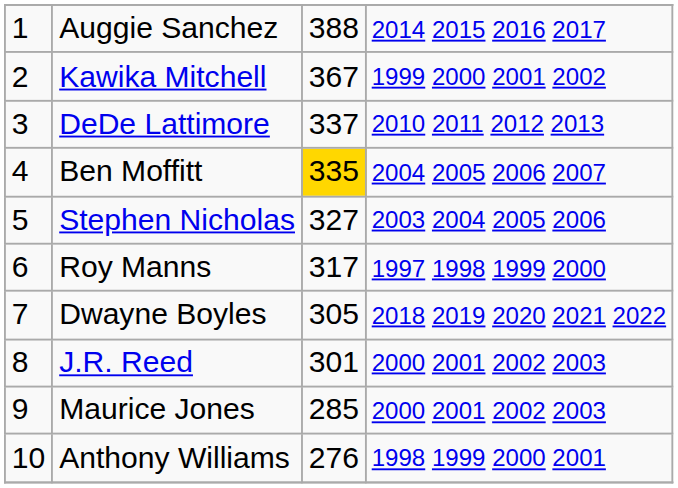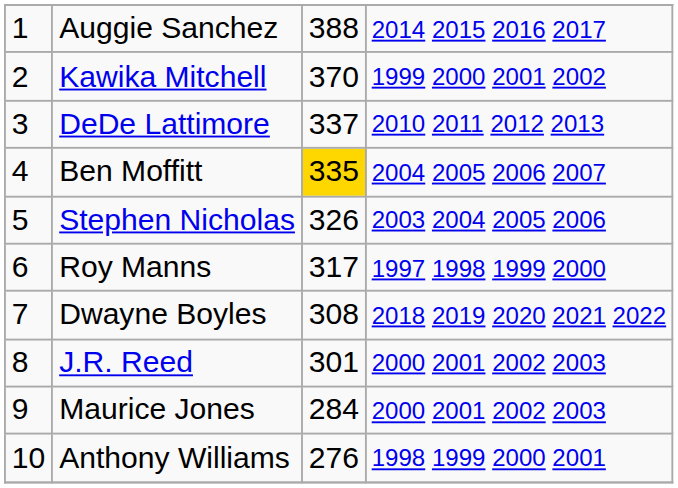(334, 76) 367 -> (334, 76) 370
(334, 219) 327 -> (334, 219) 326
(334, 314) 305 -> (334, 314) 308
(334, 409) 285 -> (334, 409) 284
